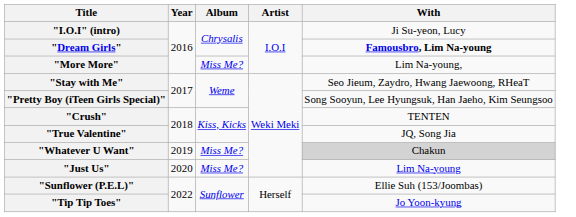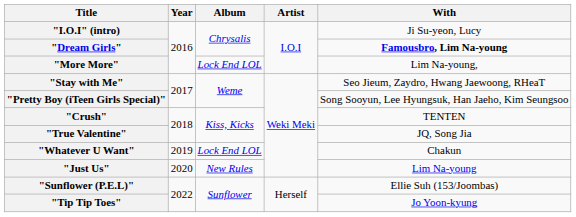(222, 64) Miss Me? -> (230, 64) Lock End LOL
(222, 151) Miss Me? -> (230, 151) Lock End LOL
(429, 151) lightgrey background -> (444, 151) no background
(222, 168) Miss Me? -> (230, 168) New Rules
